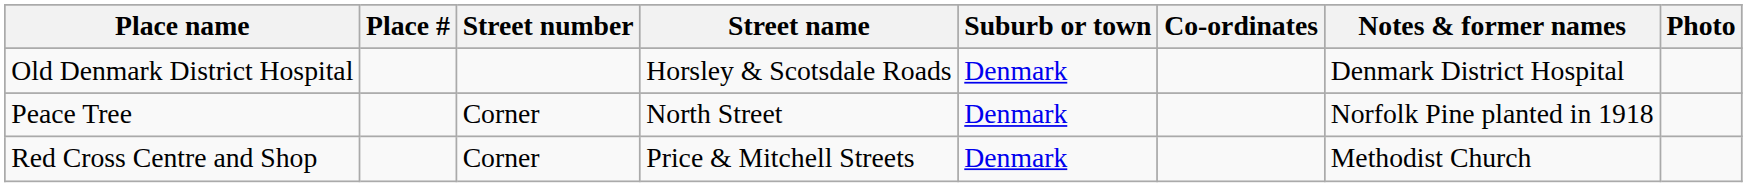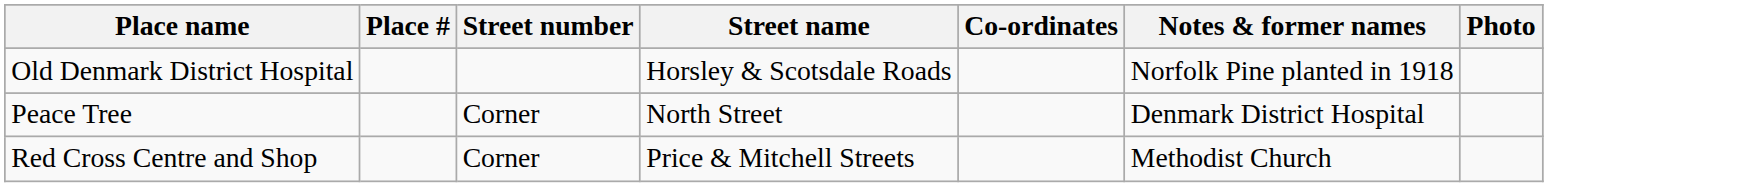- column: (1058, 26)
(1478, 70) Denmark District Hospital -> (1292, 70) Norfolk Pine planted in 1918
(1492, 114) Norfolk Pine planted in 1918 -> (1278, 114) Denmark District Hospital
